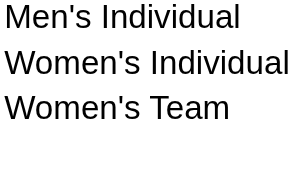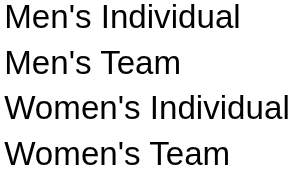+ row: (93, 62)
